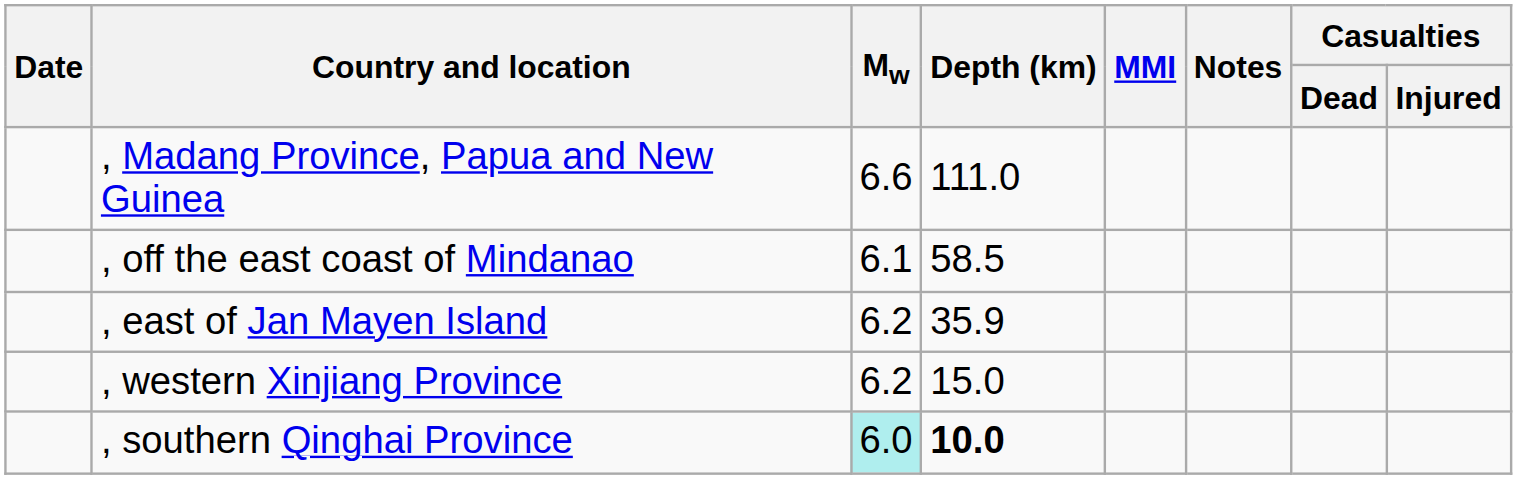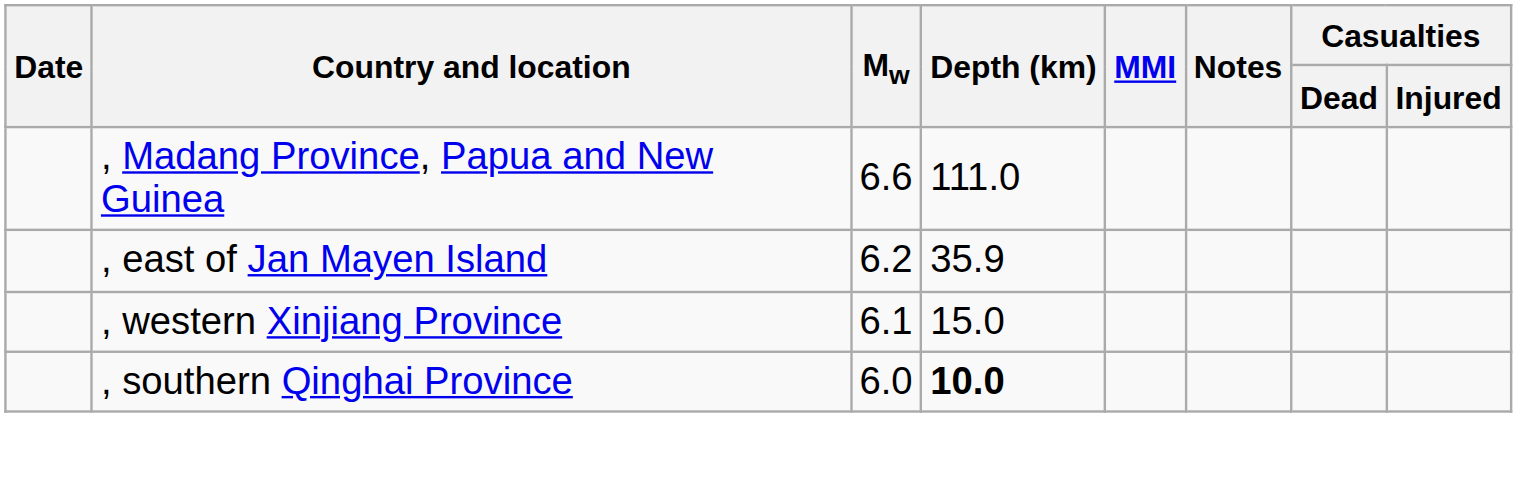- row: (367, 259)
(886, 381) 6.2 -> (886, 320) 6.1
(886, 441) paleturquoise background -> (886, 381) no background
